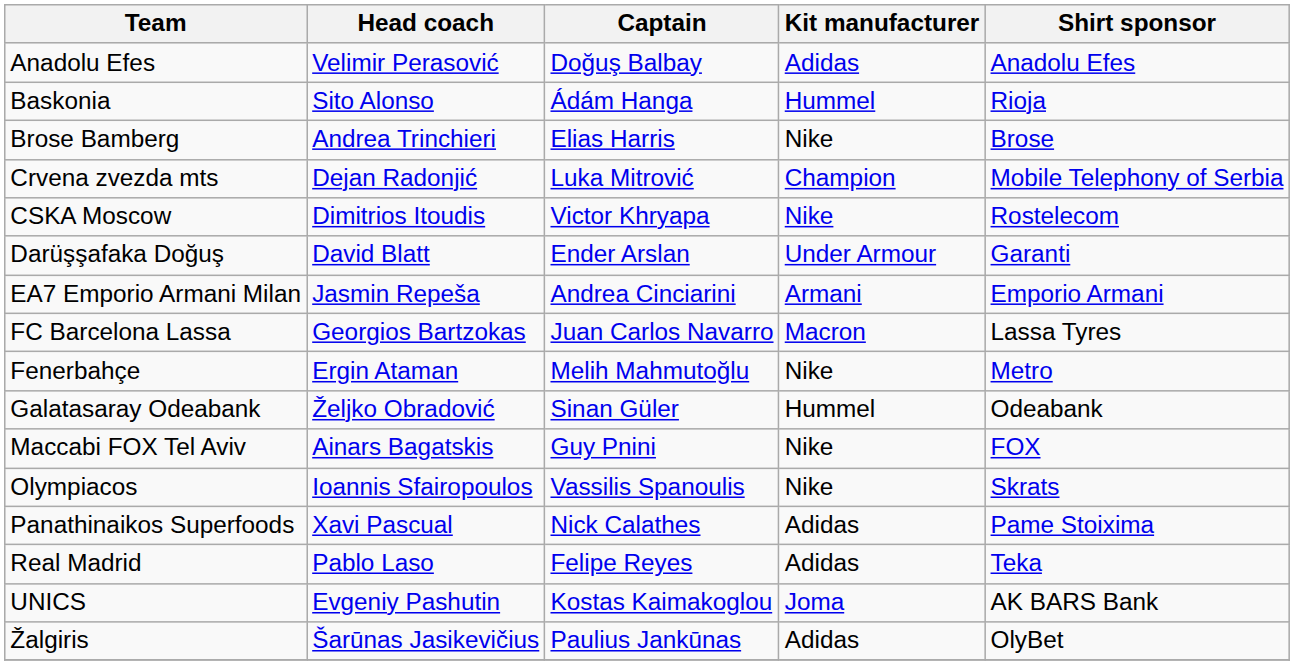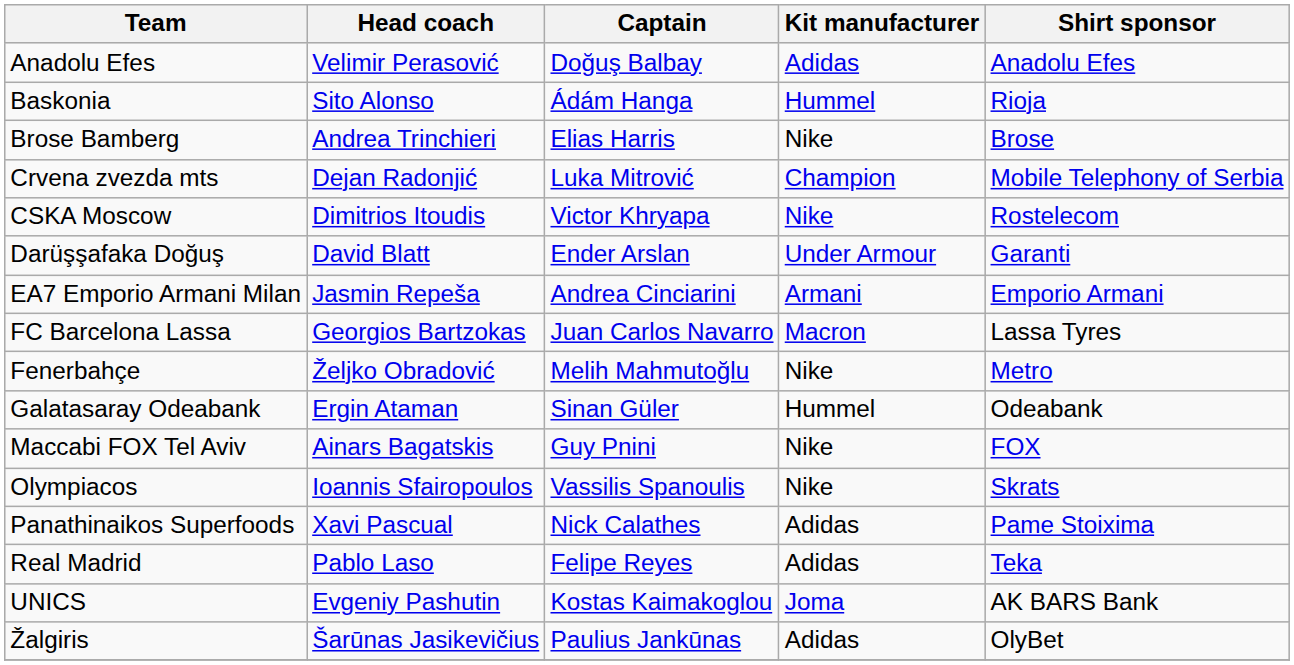(385, 370) Ergin Ataman -> (403, 370) Željko Obradović
(403, 409) Željko Obradović -> (385, 409) Ergin Ataman
